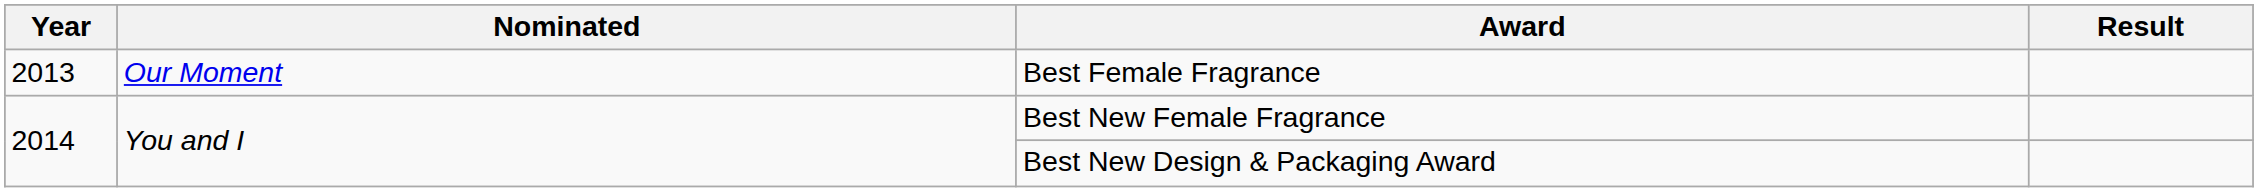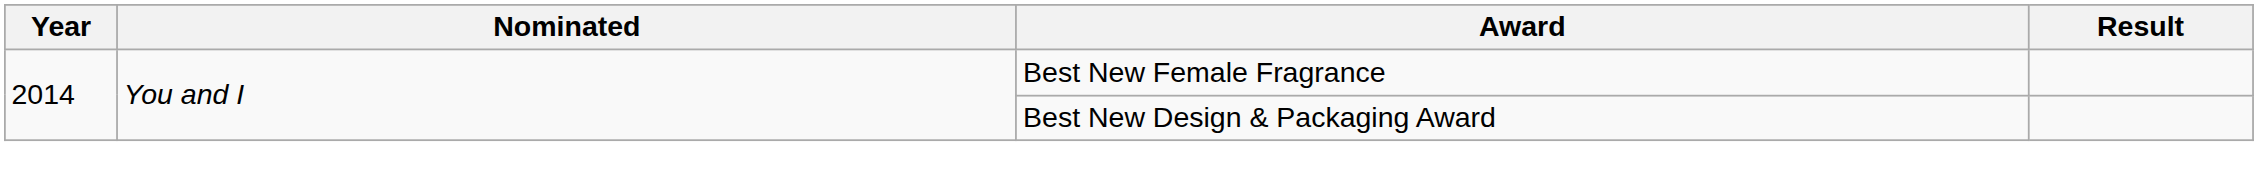- row: (1172, 72)
